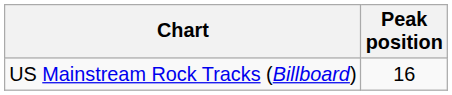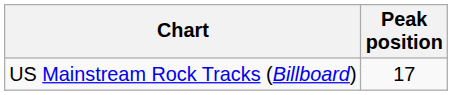(404, 74) 16 -> (404, 74) 17
